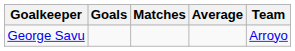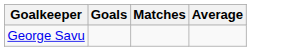- column: (269, 14)
